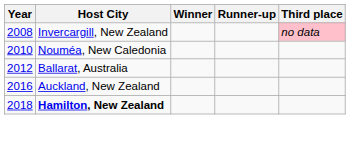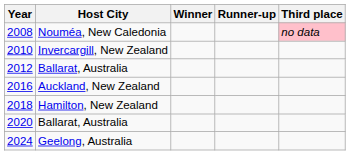(103, 32) Invercargill, New Zealand -> (102, 32) Nouméa, New Caledonia
(102, 50) Nouméa, New Caledonia -> (103, 50) Invercargill, New Zealand
(101, 105) bold -> (98, 105) normal
+ row: (20, 123)
+ row: (20, 141)
